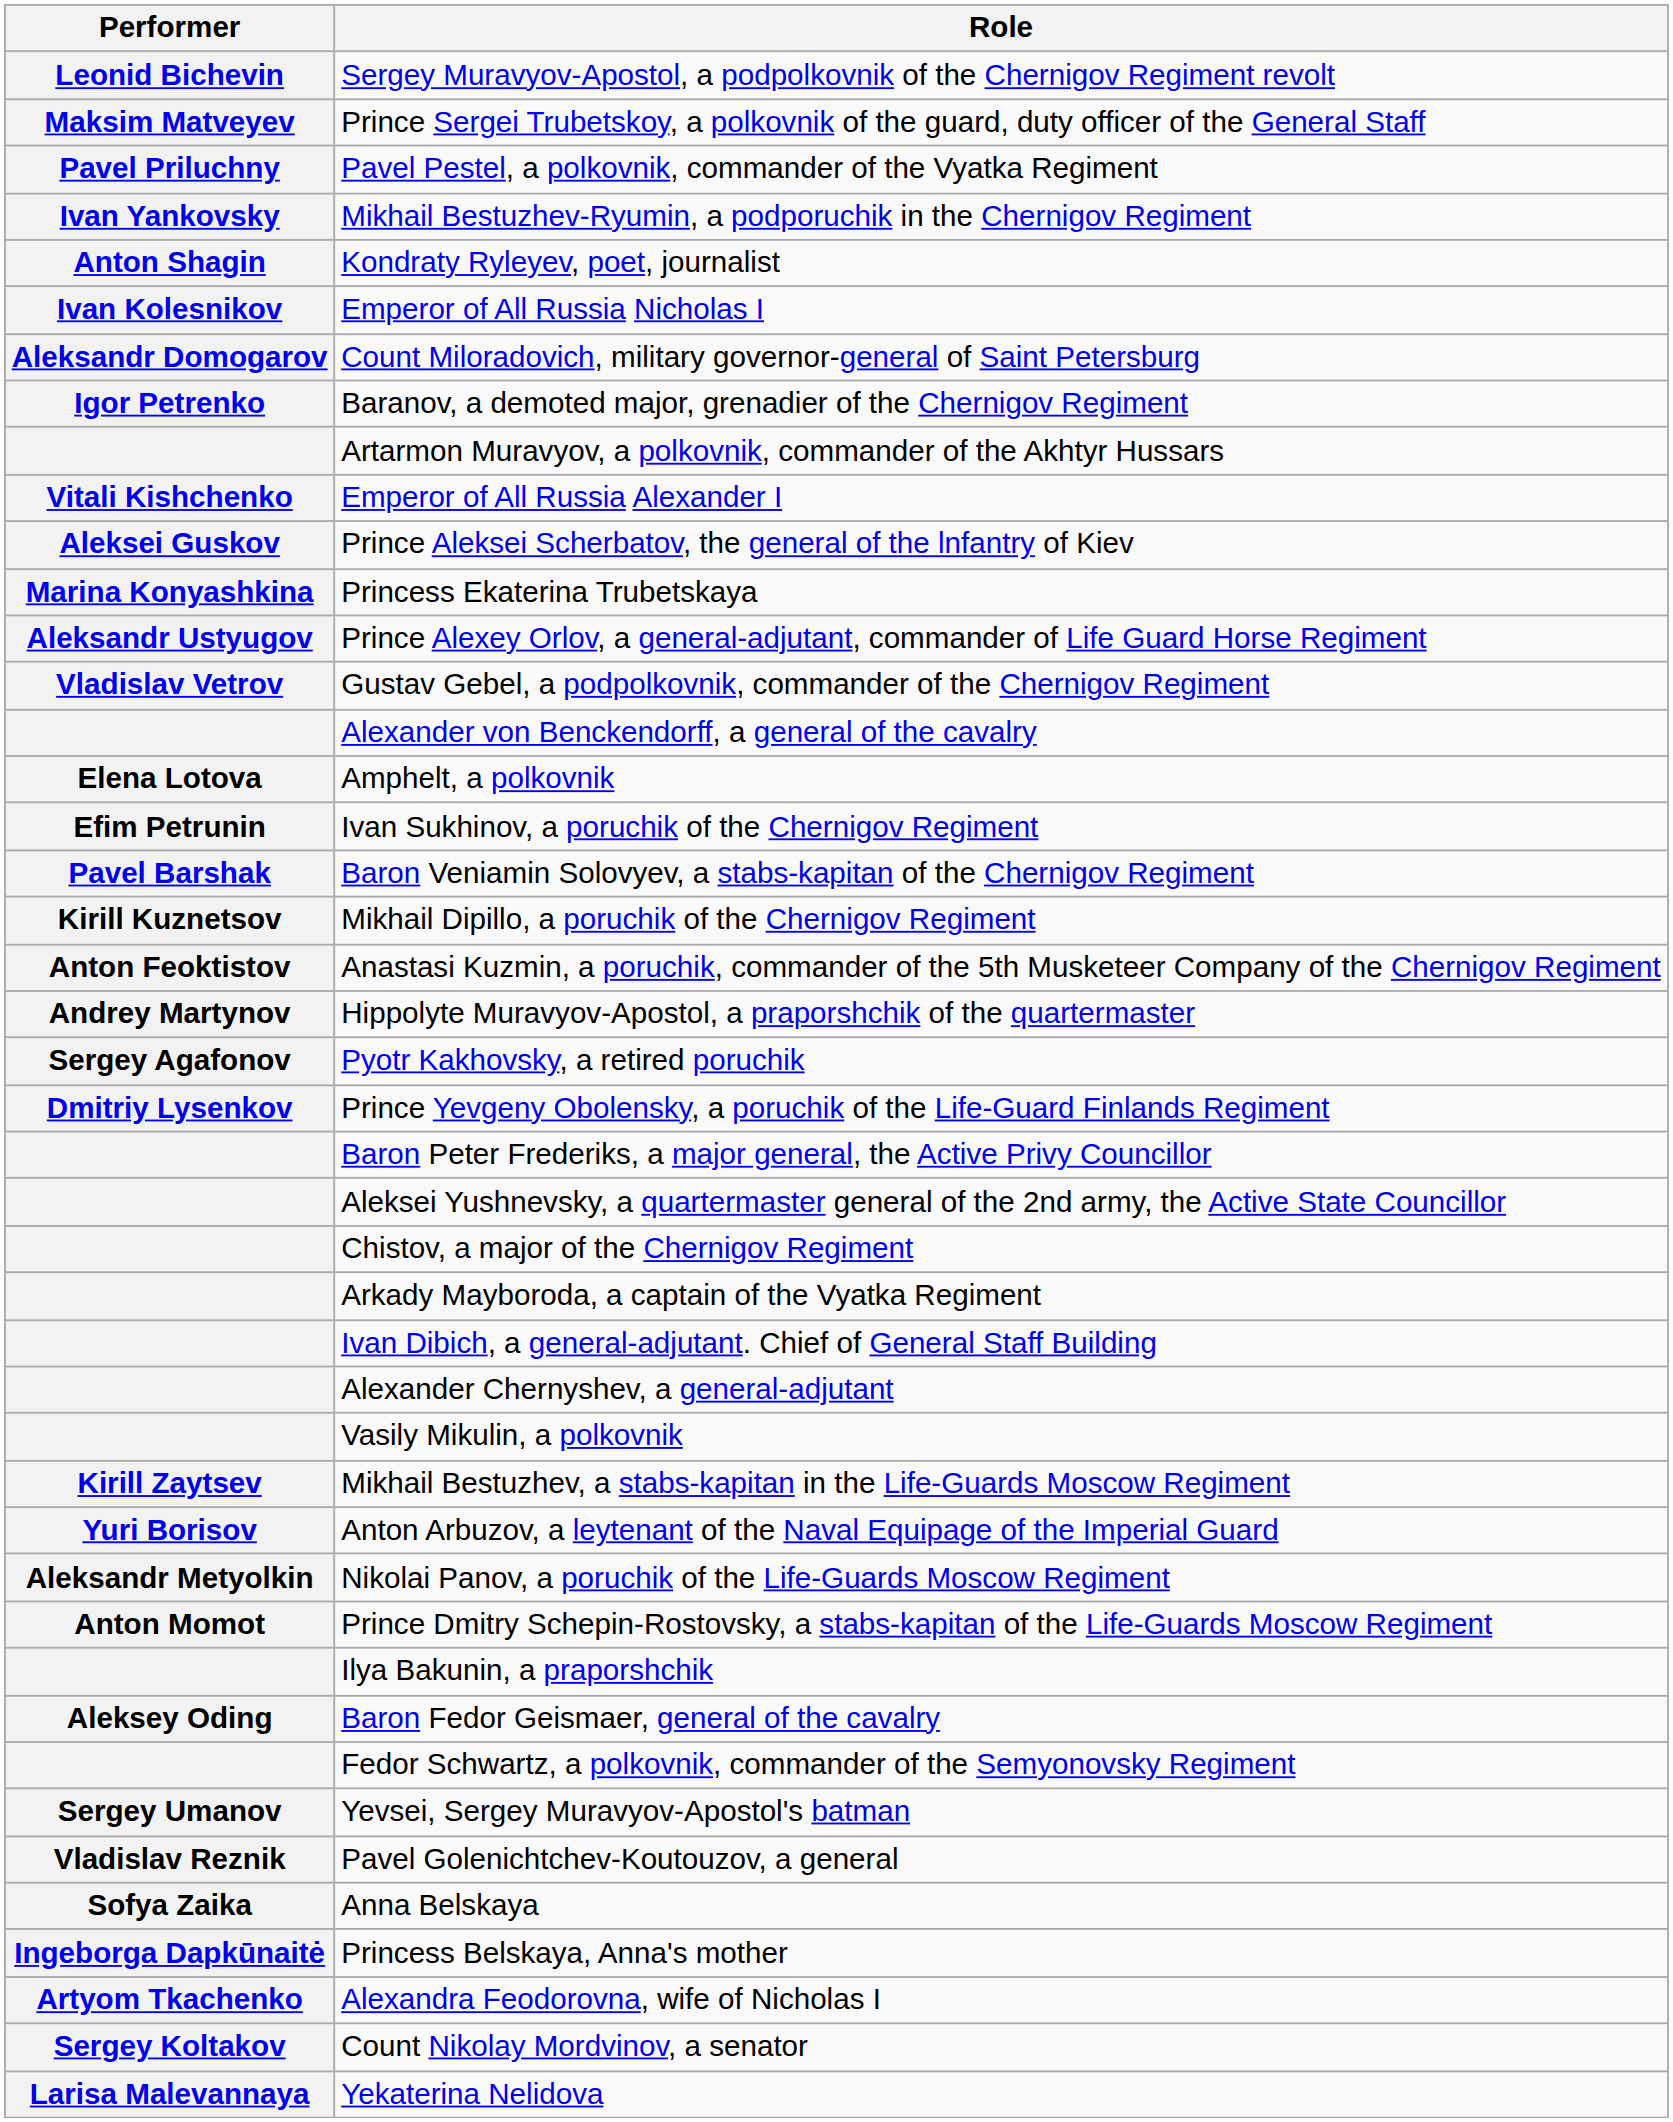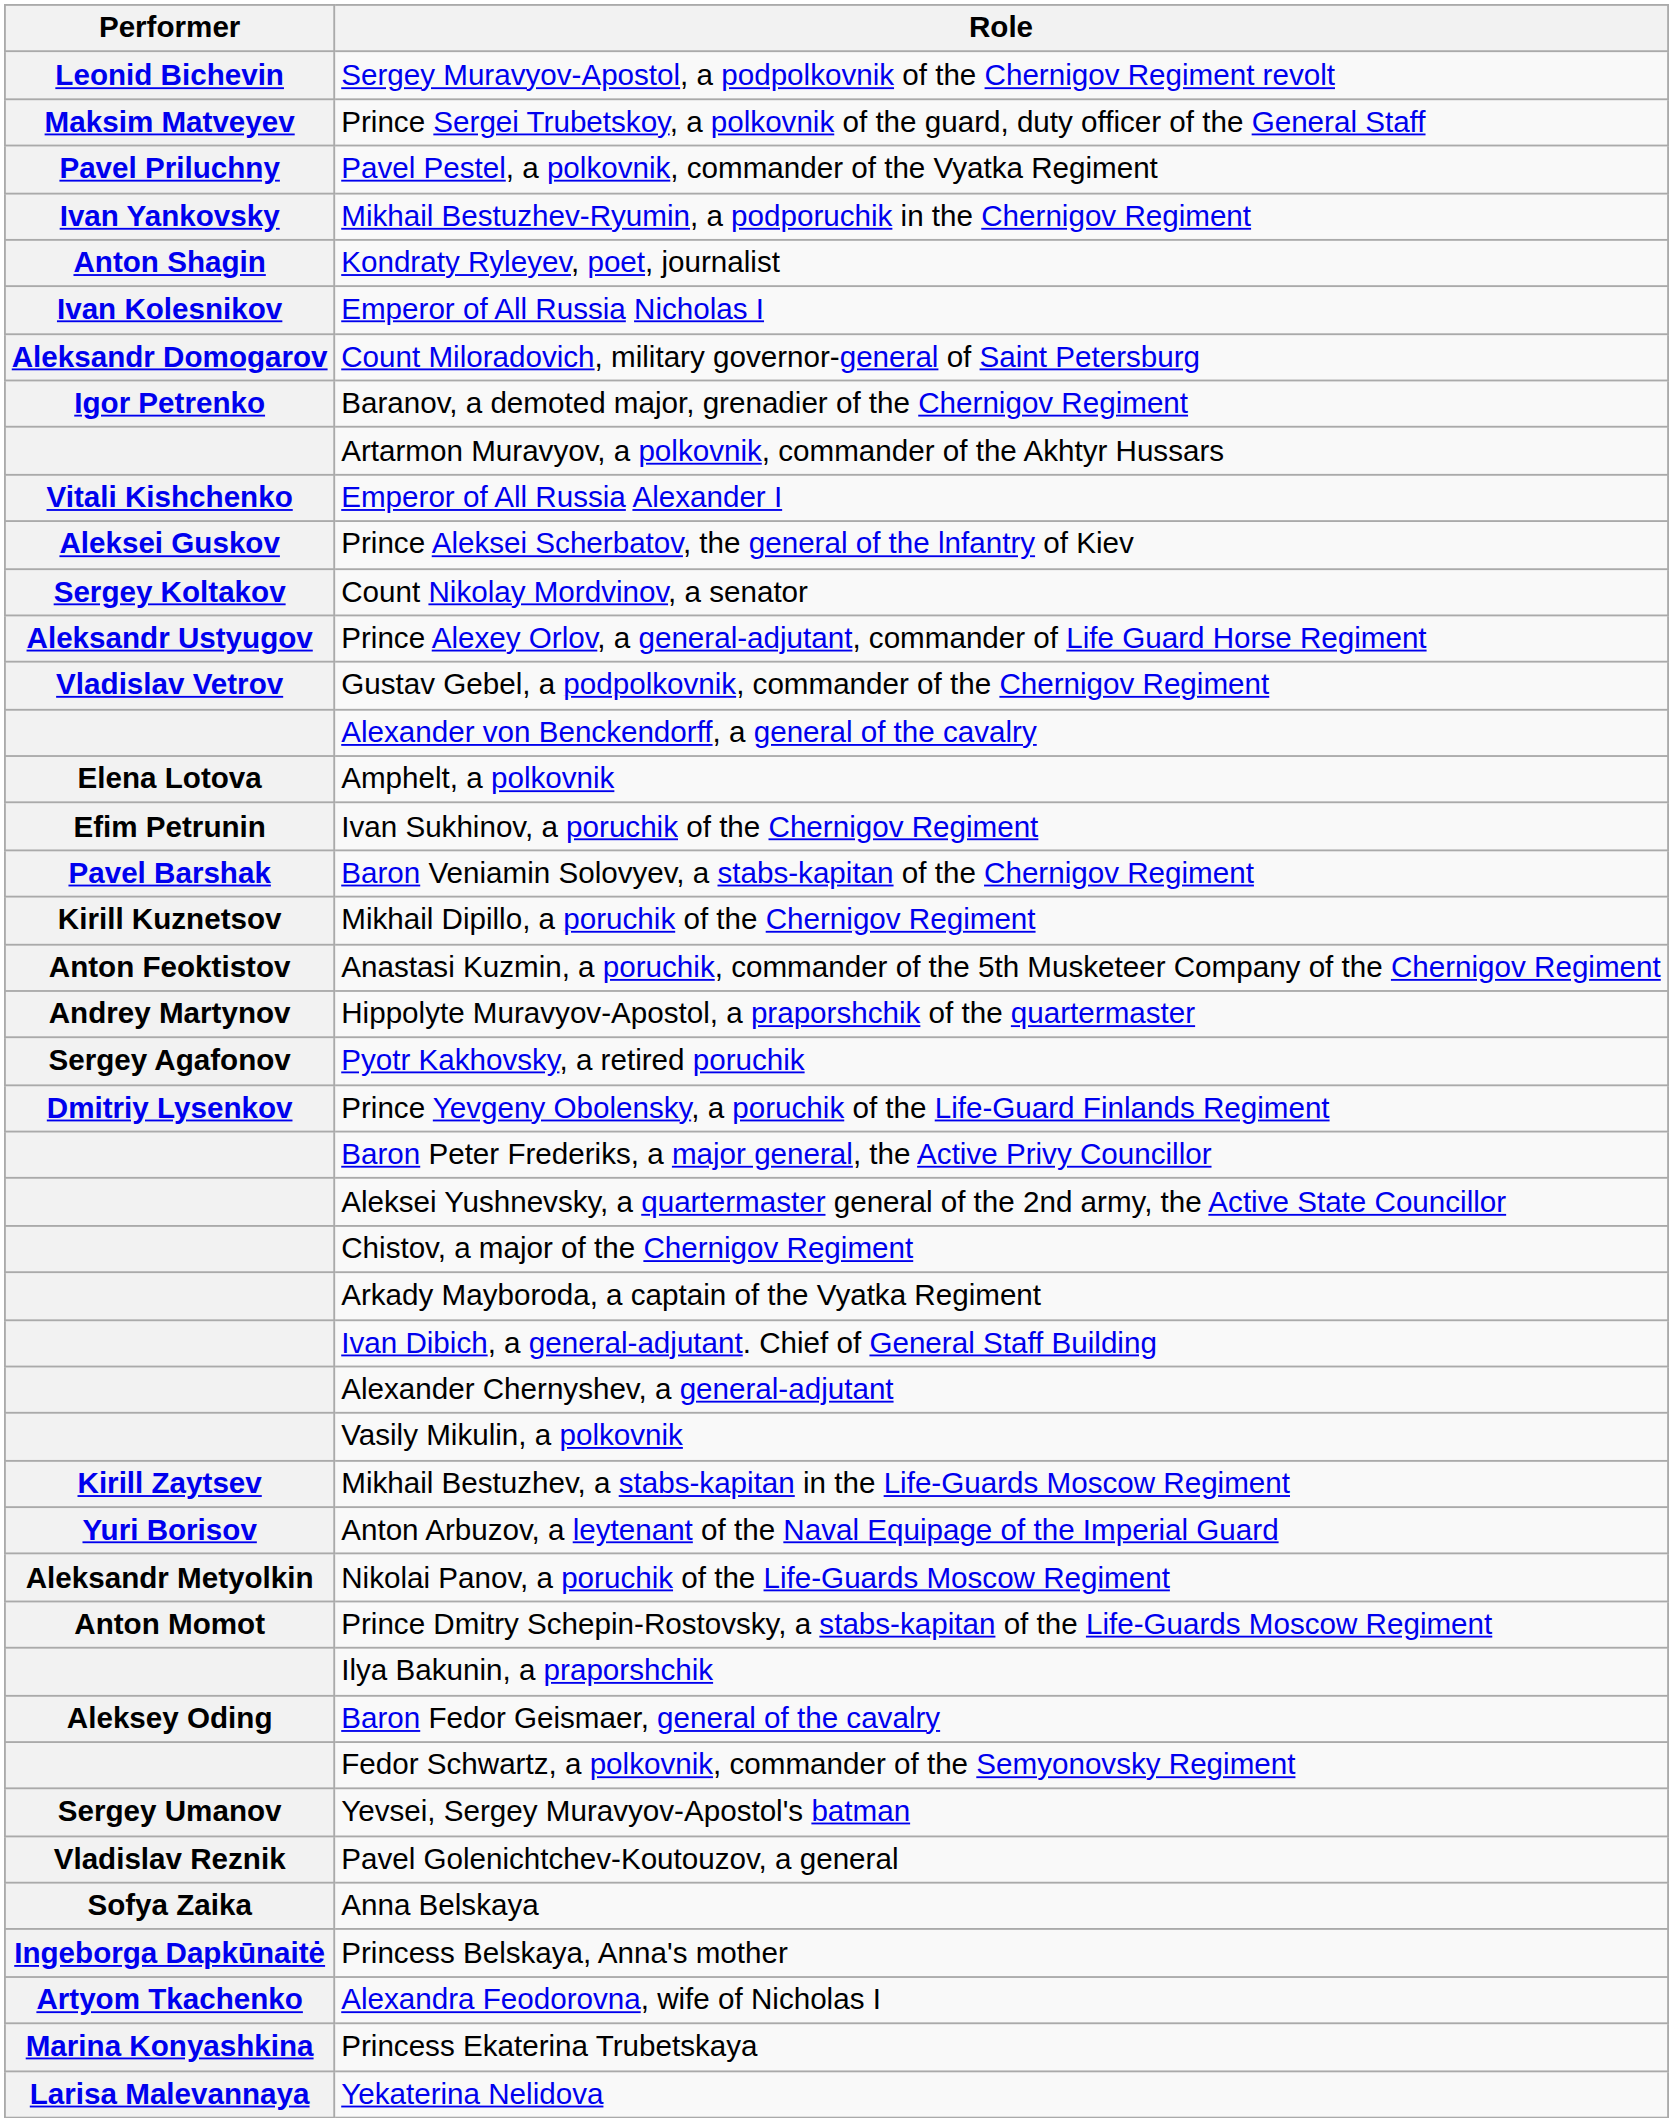rows swapped: (575, 2046) <-> (549, 591)
